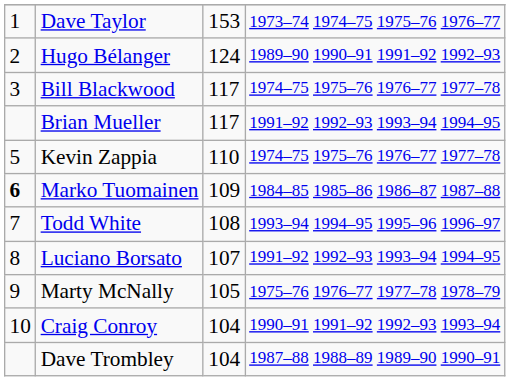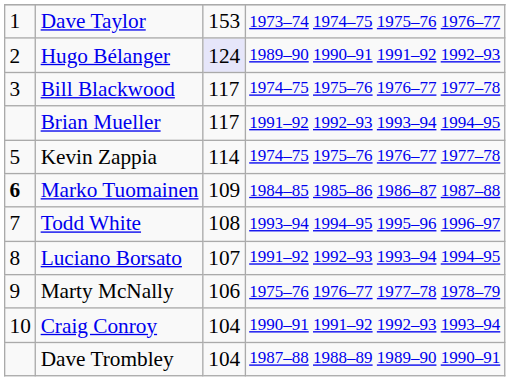(224, 55) no background -> (224, 55) lavender background
(224, 156) 110 -> (224, 156) 114
(224, 291) 105 -> (224, 291) 106
